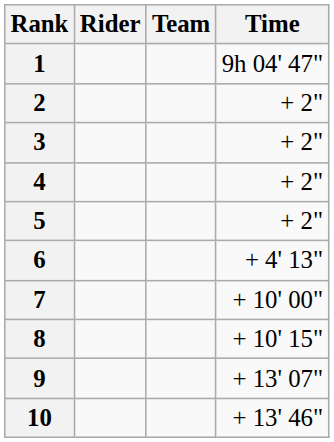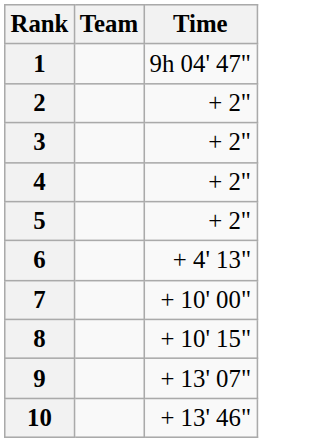- column: (110, 24)
